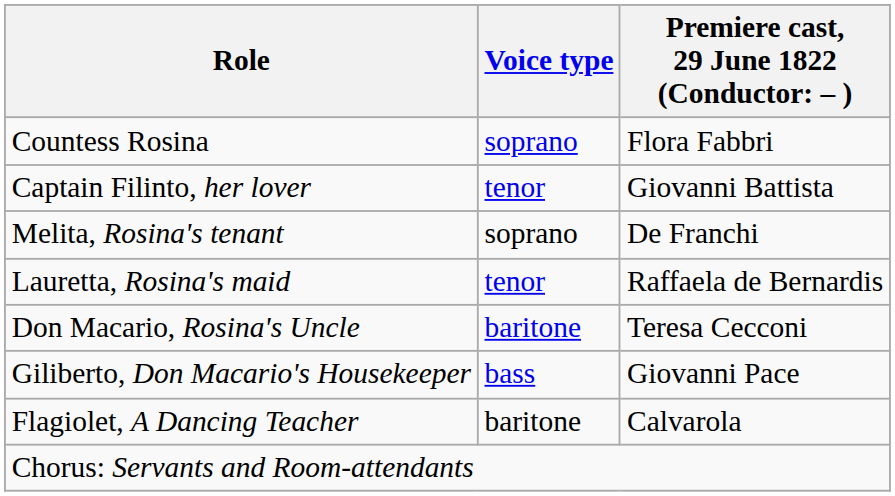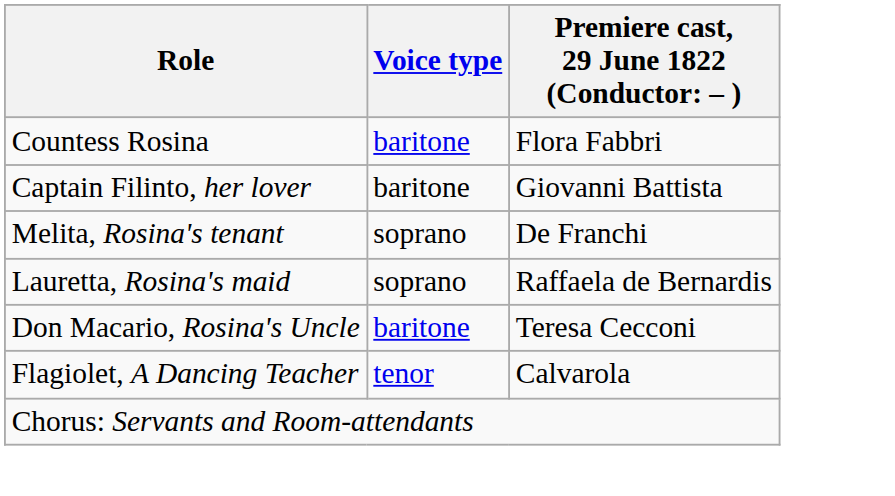(531, 140) soprano -> (422, 140) baritone
(515, 187) tenor -> (422, 187) baritone
(515, 280) tenor -> (420, 280) soprano
- row: (241, 374)
(533, 420) baritone -> (404, 374) tenor
